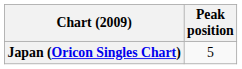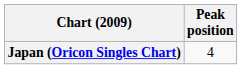(210, 52) 5 -> (210, 52) 4
